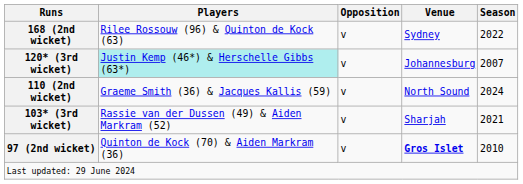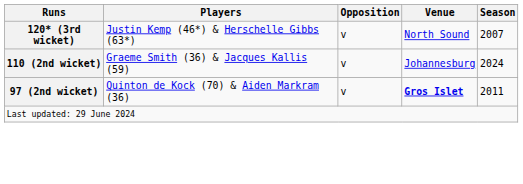- row: (51, 35)
(207, 63) paleturquoise background -> (213, 35) no background
(440, 63) Johannesburg -> (437, 35) North Sound
(437, 91) North Sound -> (440, 63) Johannesburg
- row: (51, 120)
(492, 148) 2010 -> (492, 91) 2011
